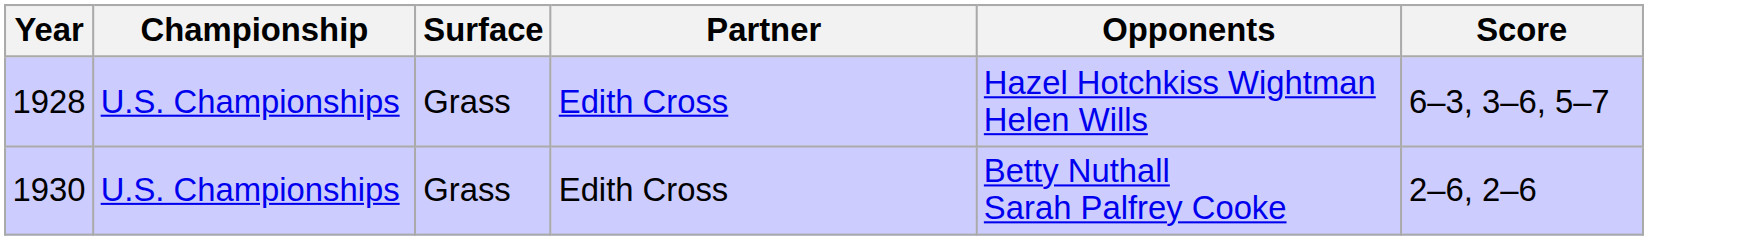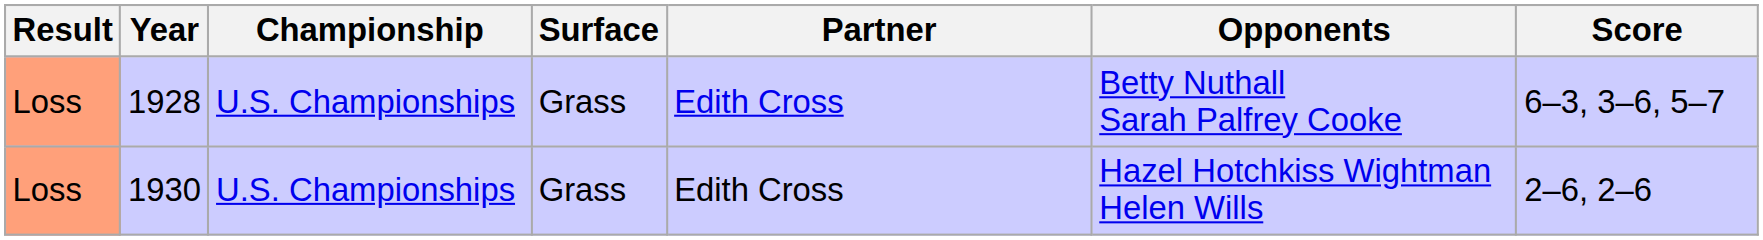+ column: (63, 30)
(1180, 100) Hazel Hotchkiss Wightman Helen Wills -> (1251, 100) Betty Nuthall Sarah Palfrey Cooke
(1135, 189) Betty Nuthall Sarah Palfrey Cooke -> (1295, 189) Hazel Hotchkiss Wightman Helen Wills
